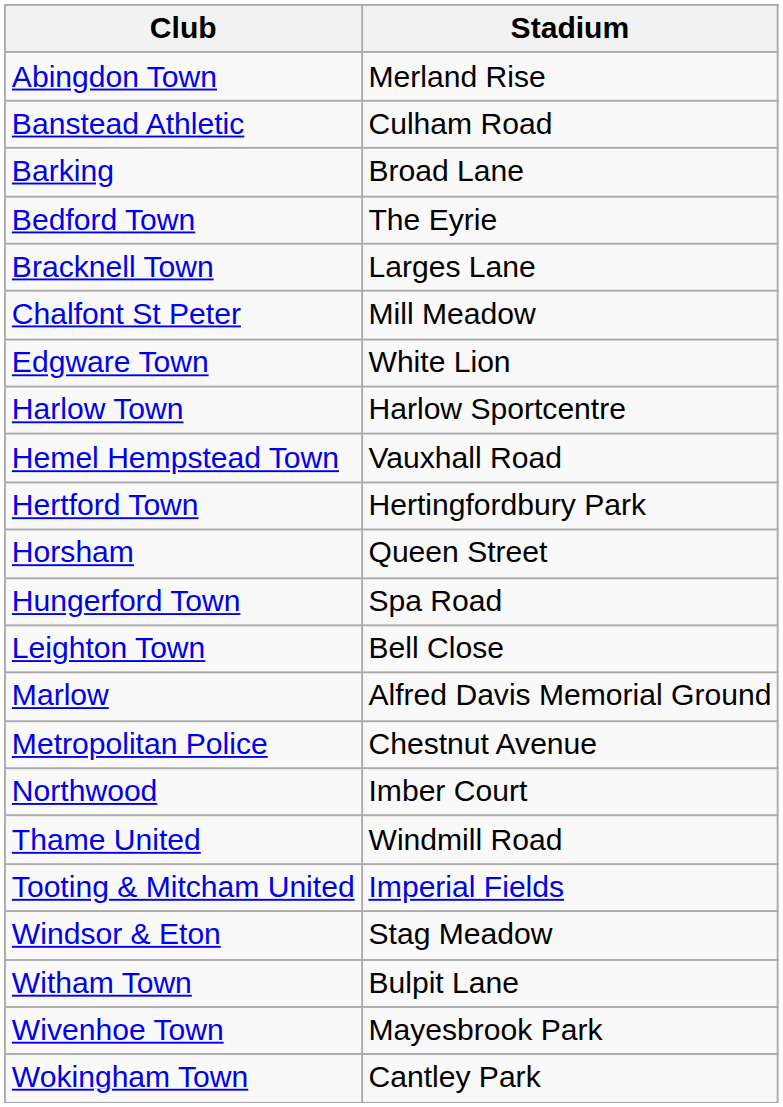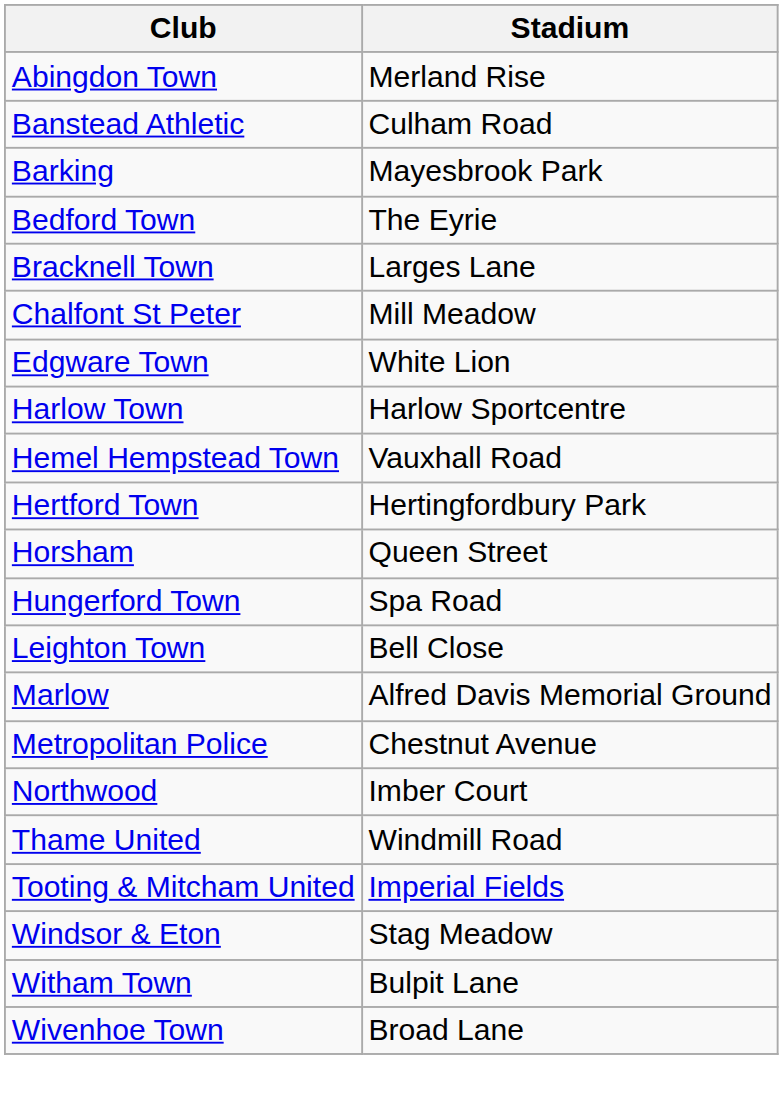(446, 171) Broad Lane -> (486, 171) Mayesbrook Park
(486, 1030) Mayesbrook Park -> (446, 1030) Broad Lane
- row: (130, 1077)
